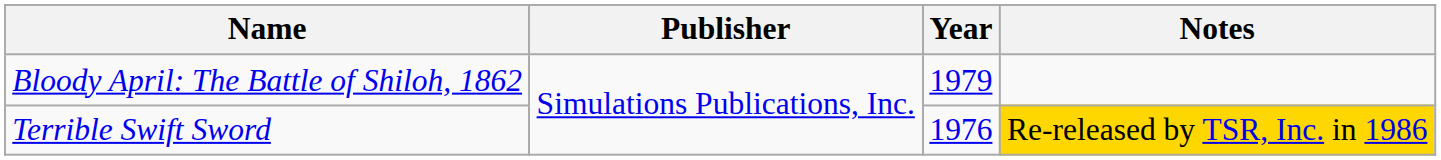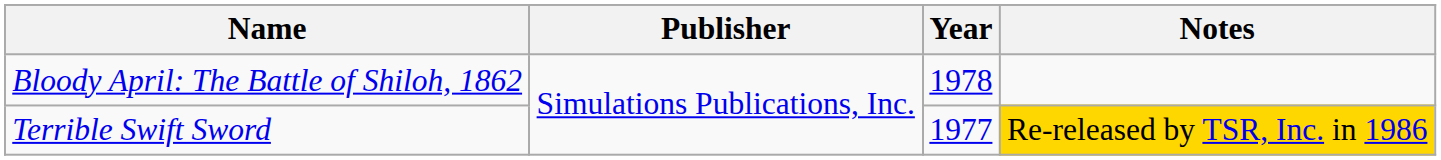(961, 79) 1979 -> (961, 79) 1978
(961, 129) 1976 -> (961, 129) 1977
